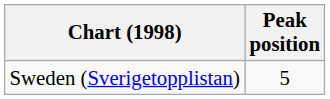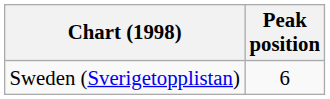(285, 77) 5 -> (285, 77) 6
